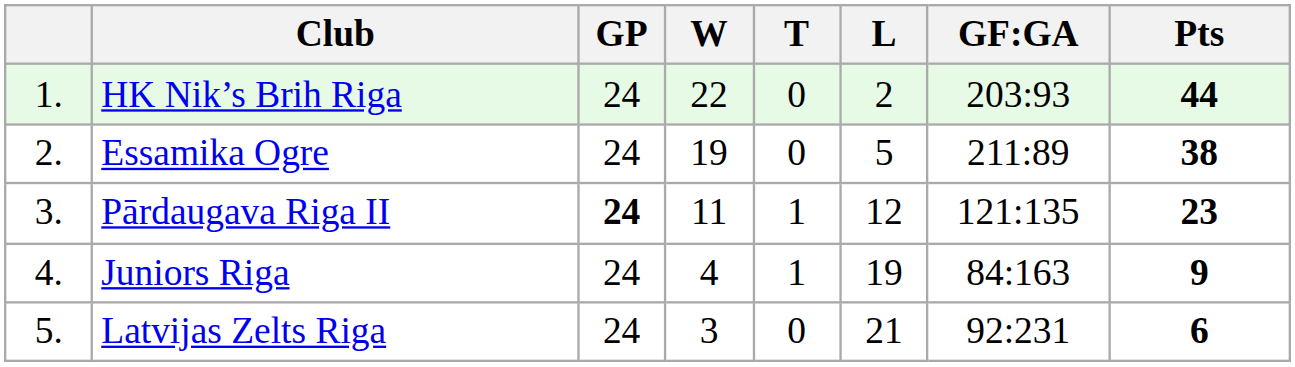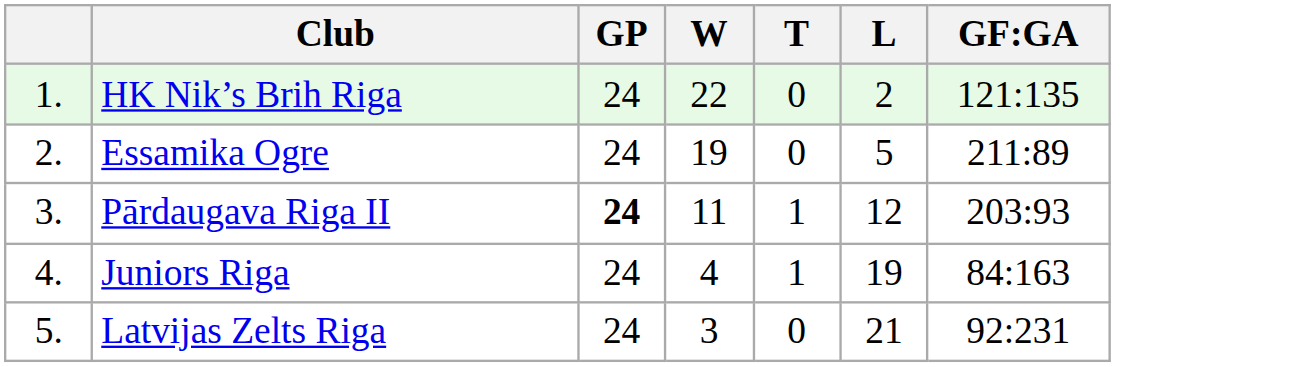- column: (1199, 34)
(1018, 93) 203:93 -> (1018, 93) 121:135
(1018, 212) 121:135 -> (1018, 212) 203:93
